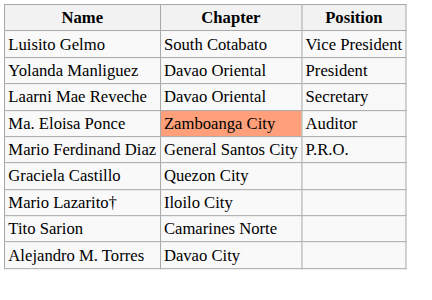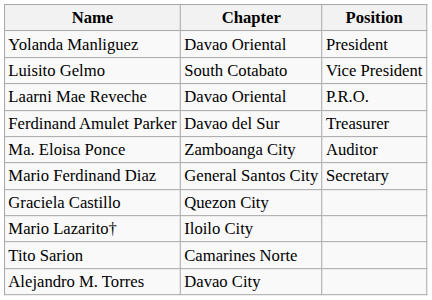rows swapped: (73, 70) <-> (57, 44)
(337, 96) Secretary -> (347, 96) P.R.O.
+ row: (92, 123)
(220, 123) lightsalmon background -> (240, 149) no background
(327, 149) P.R.O. -> (357, 176) Secretary
